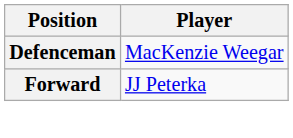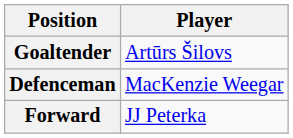+ row: (62, 52)
